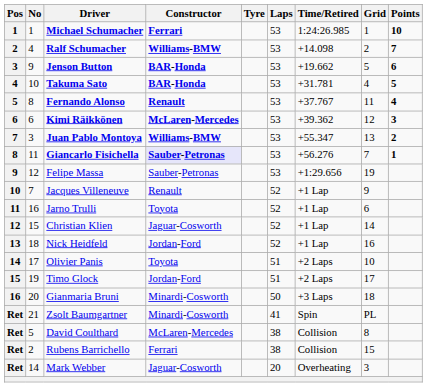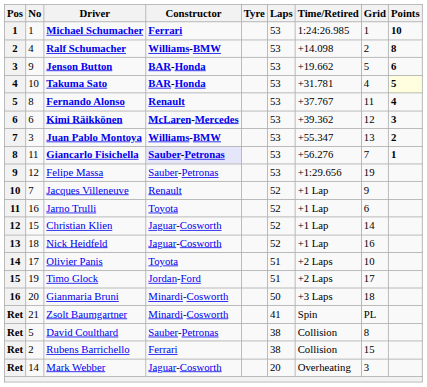(394, 48) 7 -> (394, 48) 8
(394, 83) no background -> (394, 83) lightyellow background
(175, 243) Jordan-Ford -> (185, 243) Jaguar-Cosworth
(191, 332) McLaren-Mercedes -> (183, 332) Sauber-Petronas
